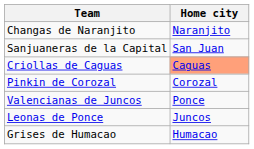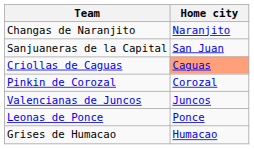(189, 100) Ponce -> (192, 100) Juncos
(192, 117) Juncos -> (189, 117) Ponce
